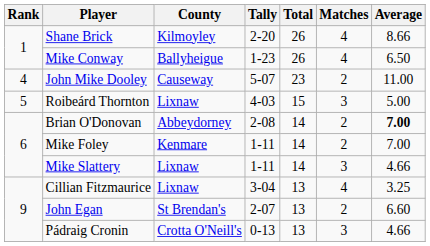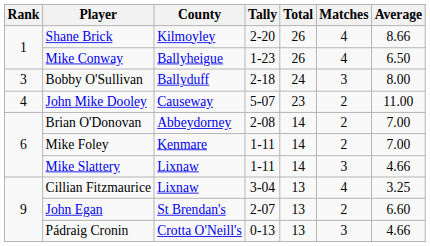+ row: (94, 79)
- row: (97, 101)
(398, 123) bold -> (398, 123) normal
